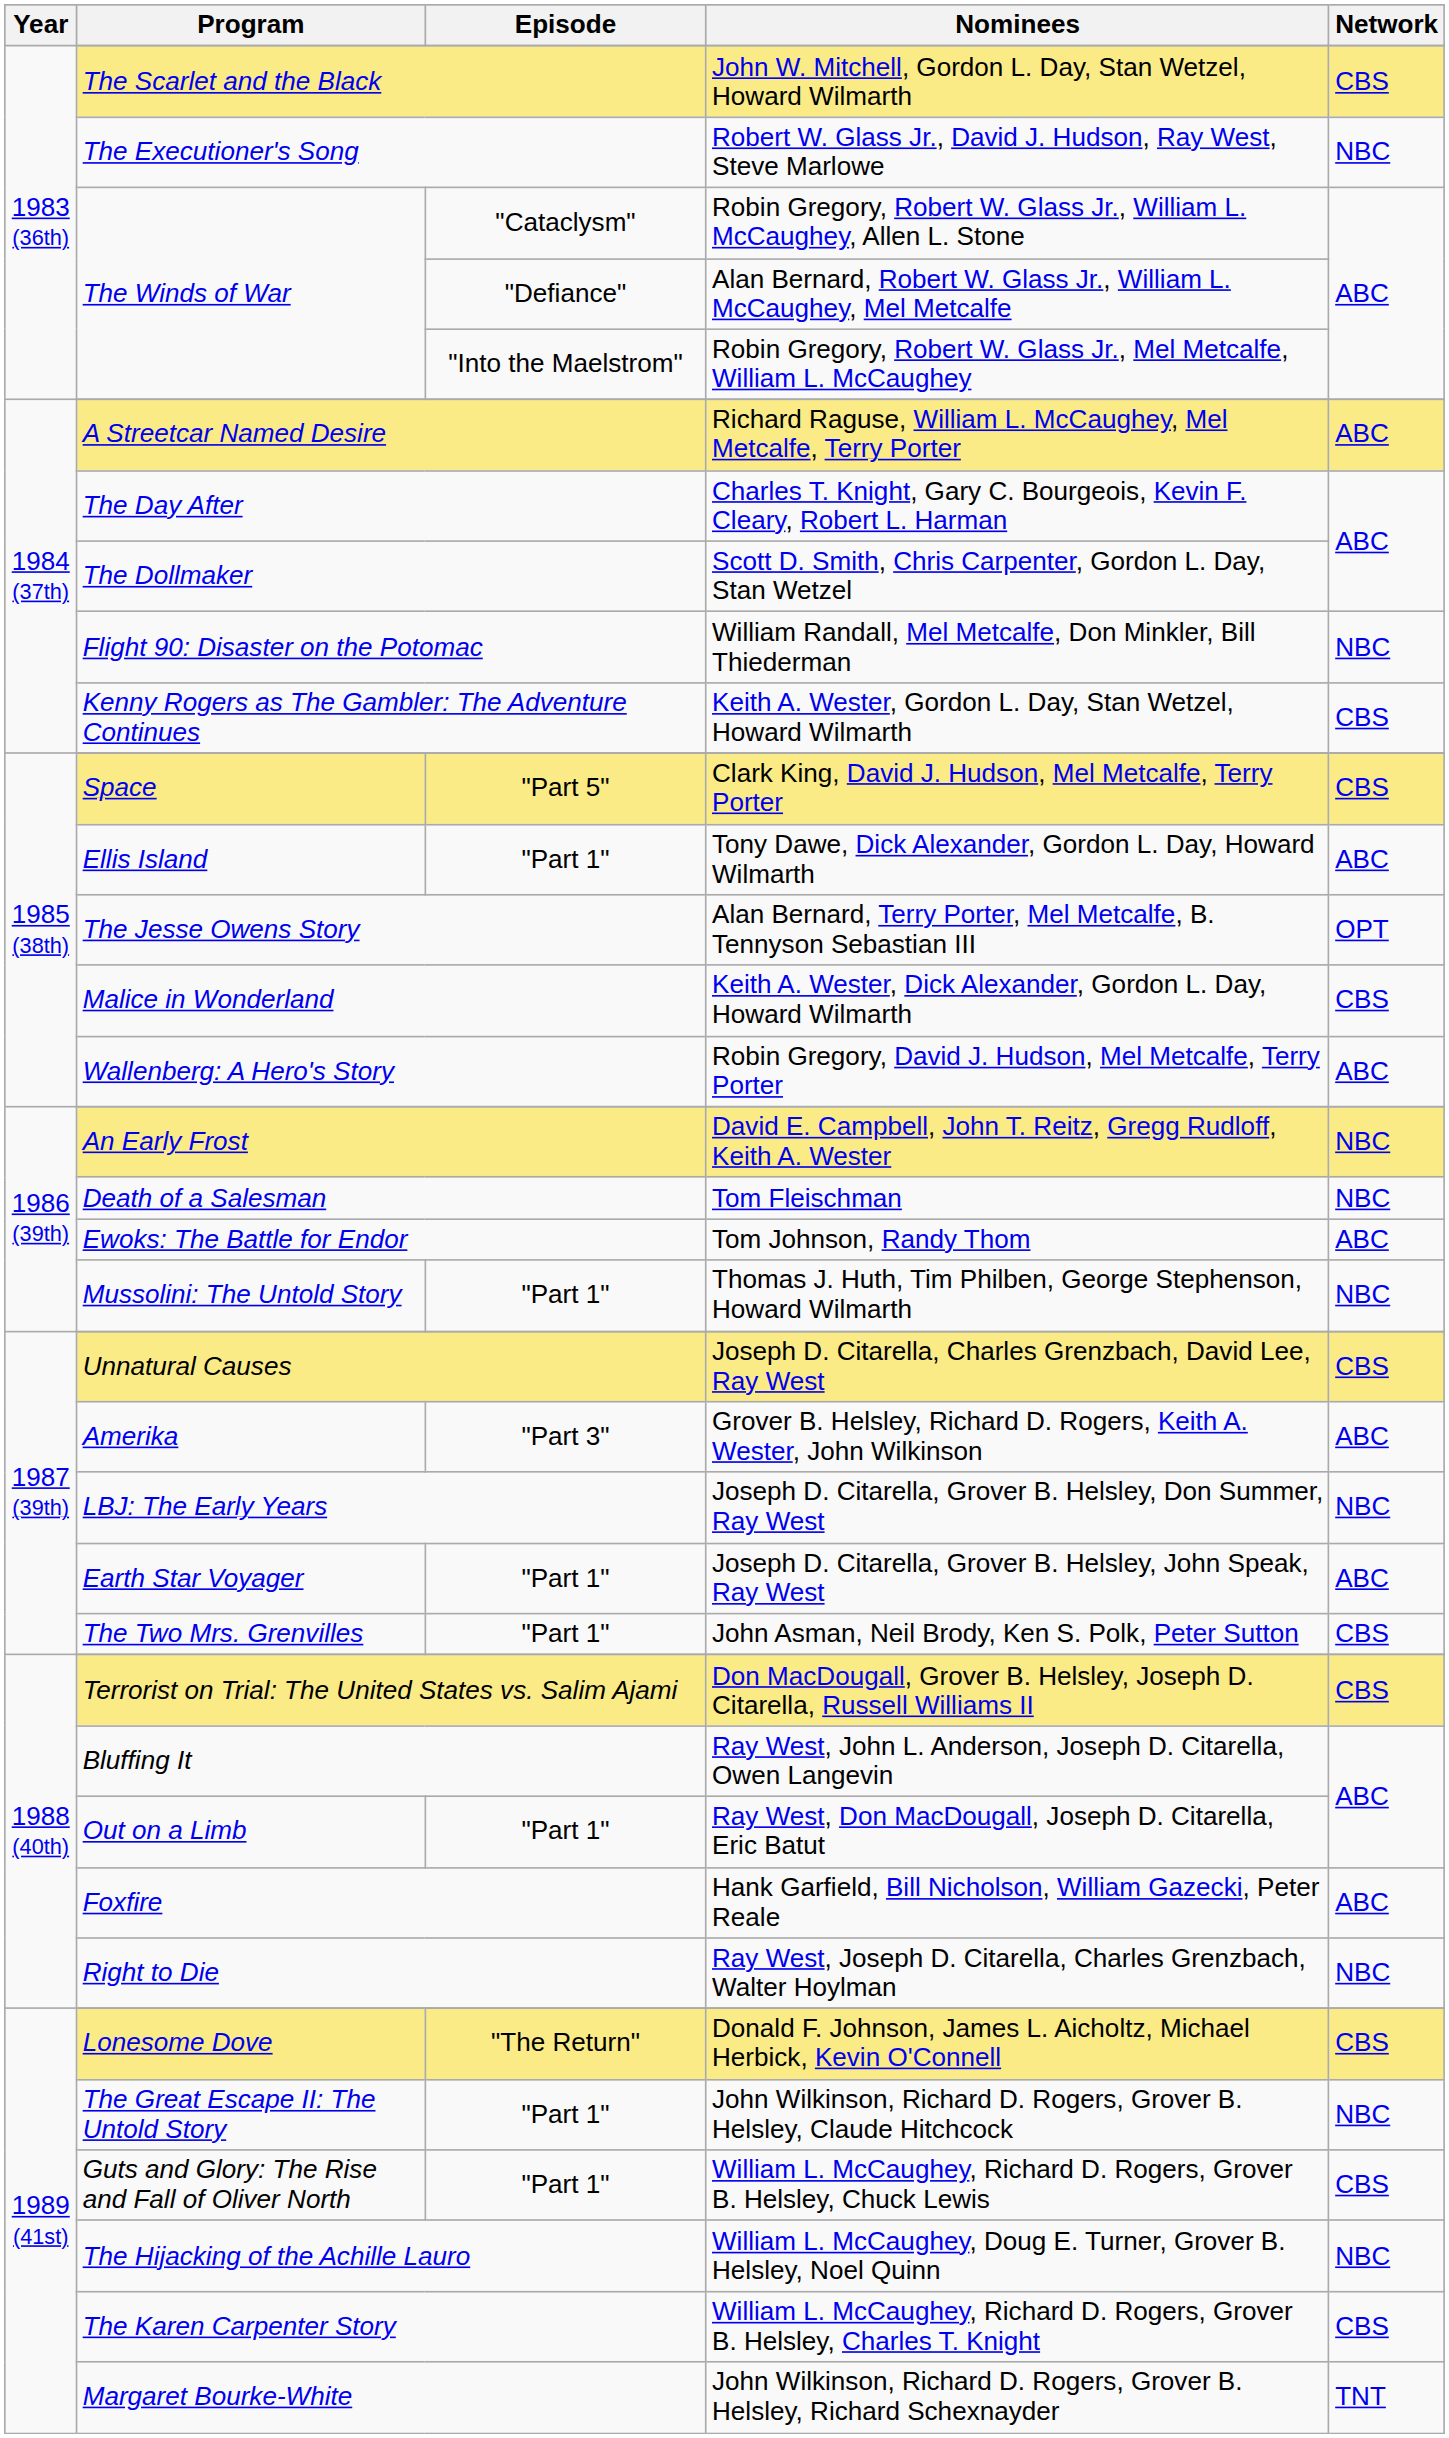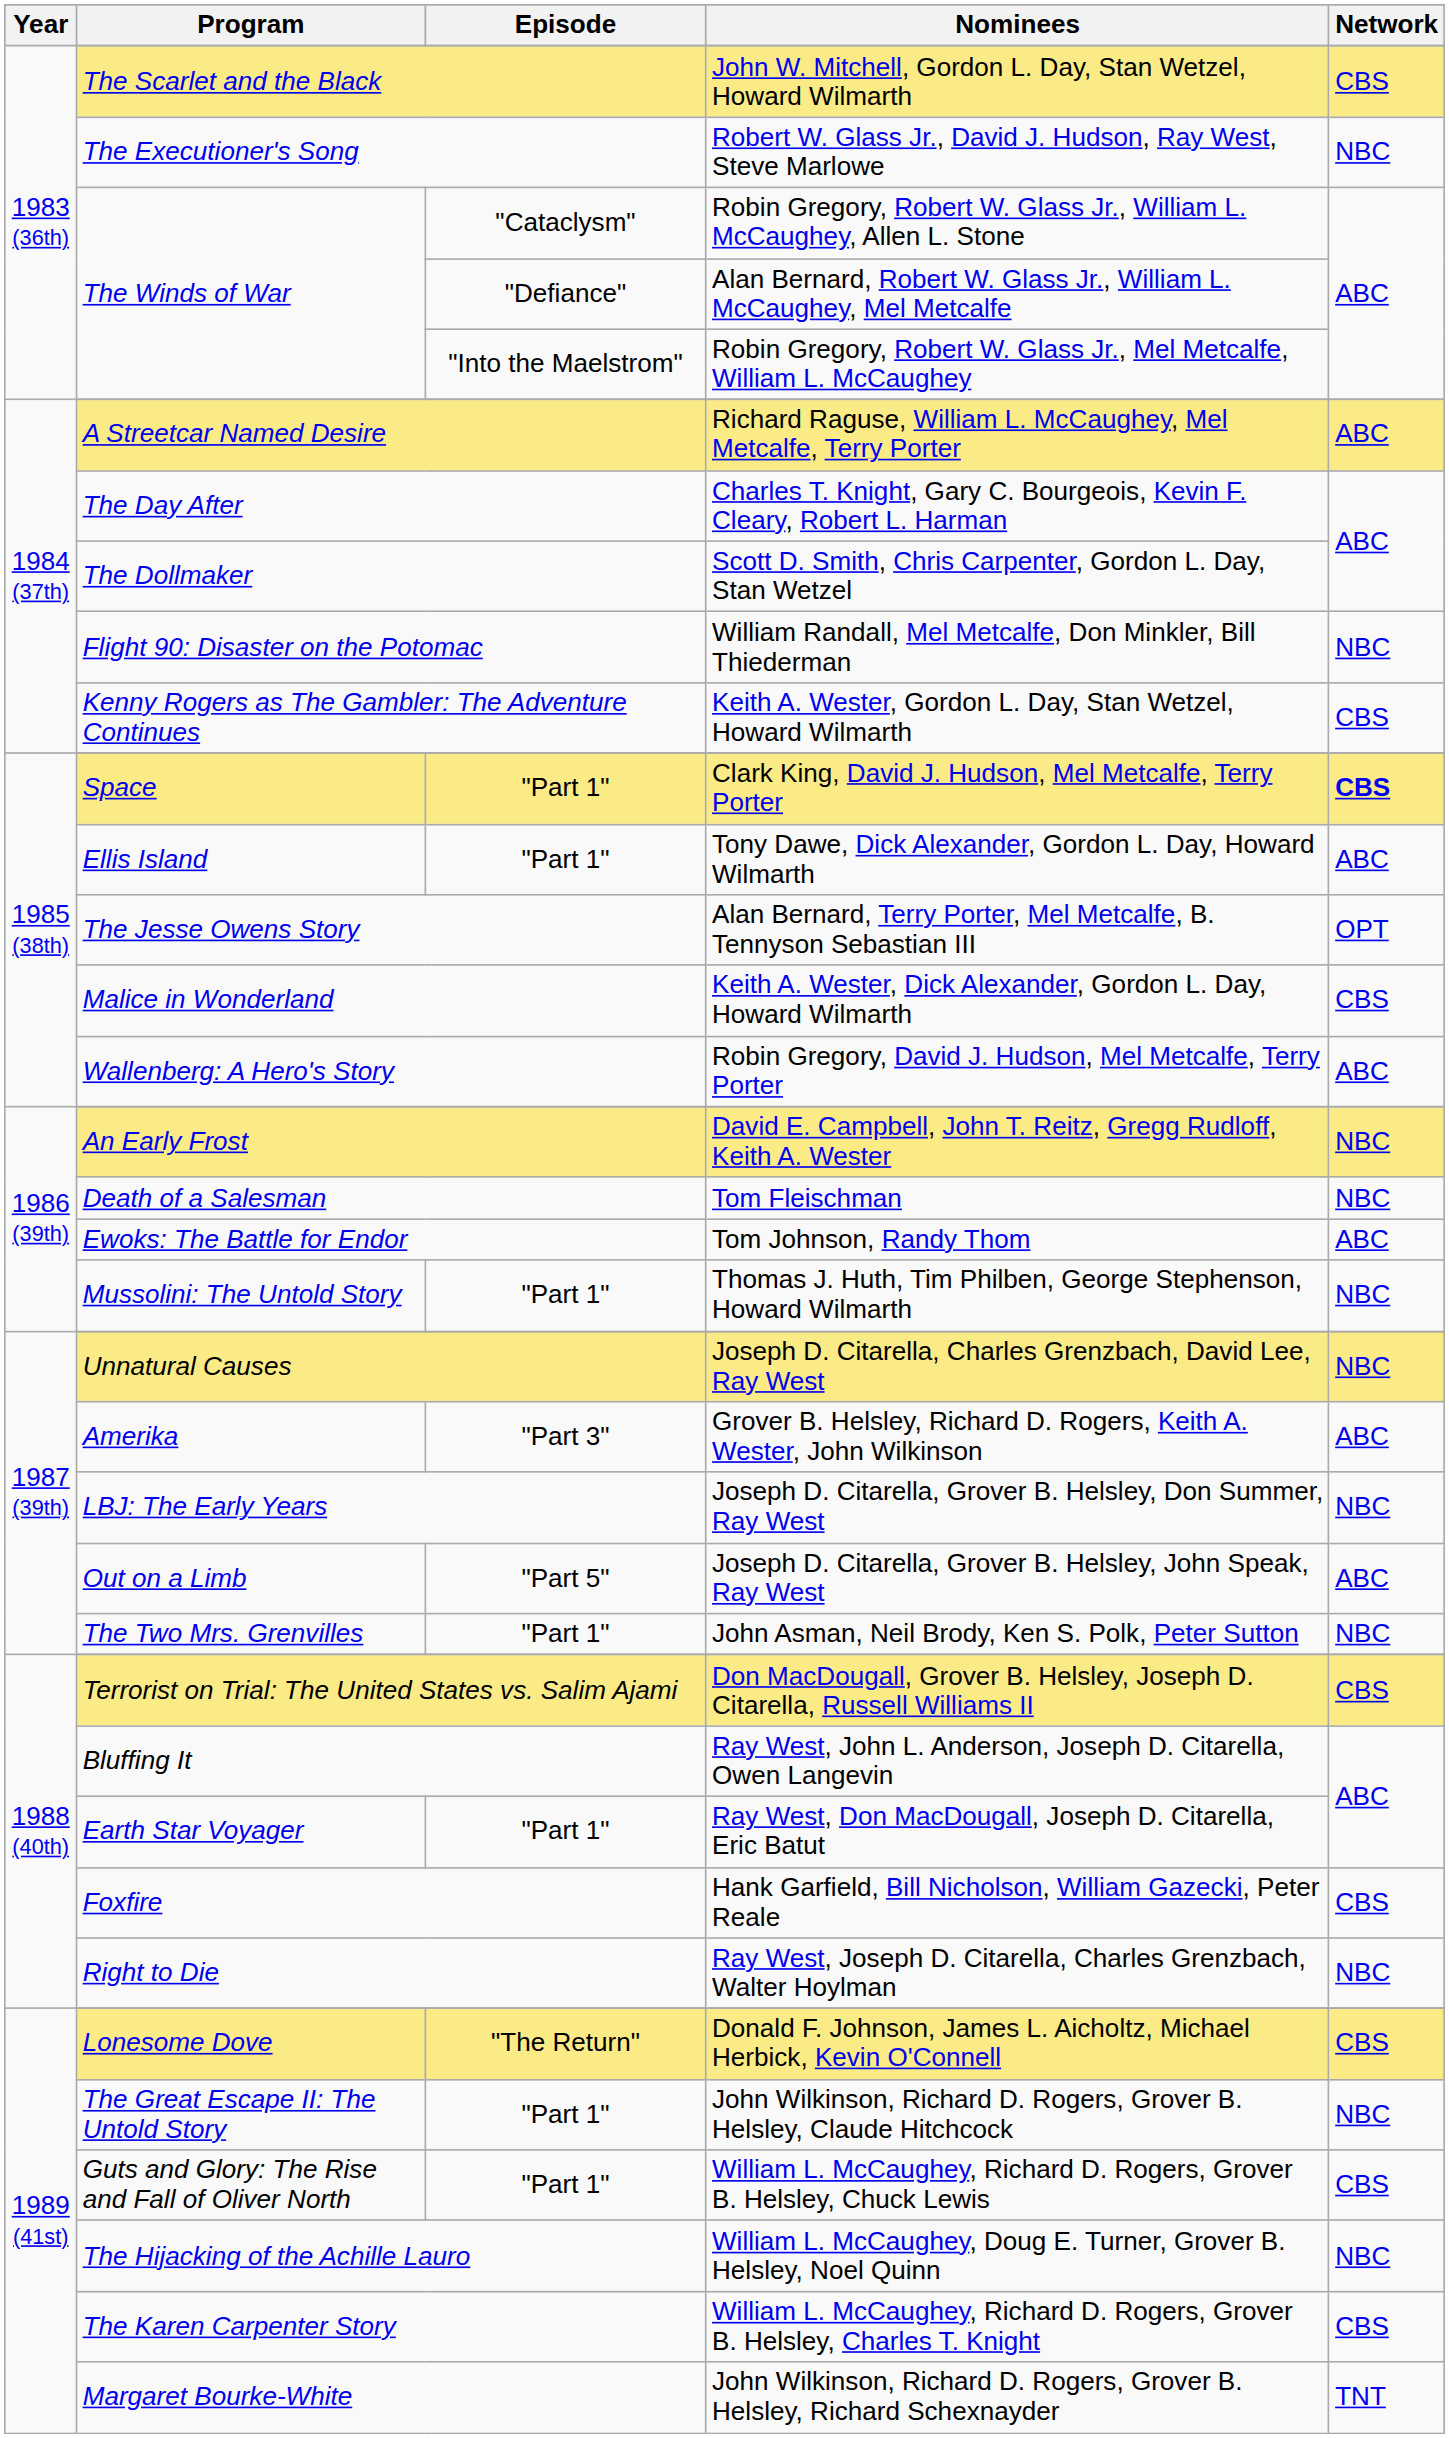(565, 788) "Part 5" -> (565, 788) "Part 1"
(1362, 788) normal -> (1363, 788) bold
(1362, 1365) CBS -> (1363, 1365) NBC
(193, 1577) Earth Star Voyager -> (165, 1577) Out on a Limb
(565, 1577) "Part 1" -> (565, 1577) "Part 5"
(1362, 1633) CBS -> (1363, 1633) NBC
(165, 1831) Out on a Limb -> (193, 1831) Earth Star Voyager
(1362, 1902) ABC -> (1362, 1902) CBS
